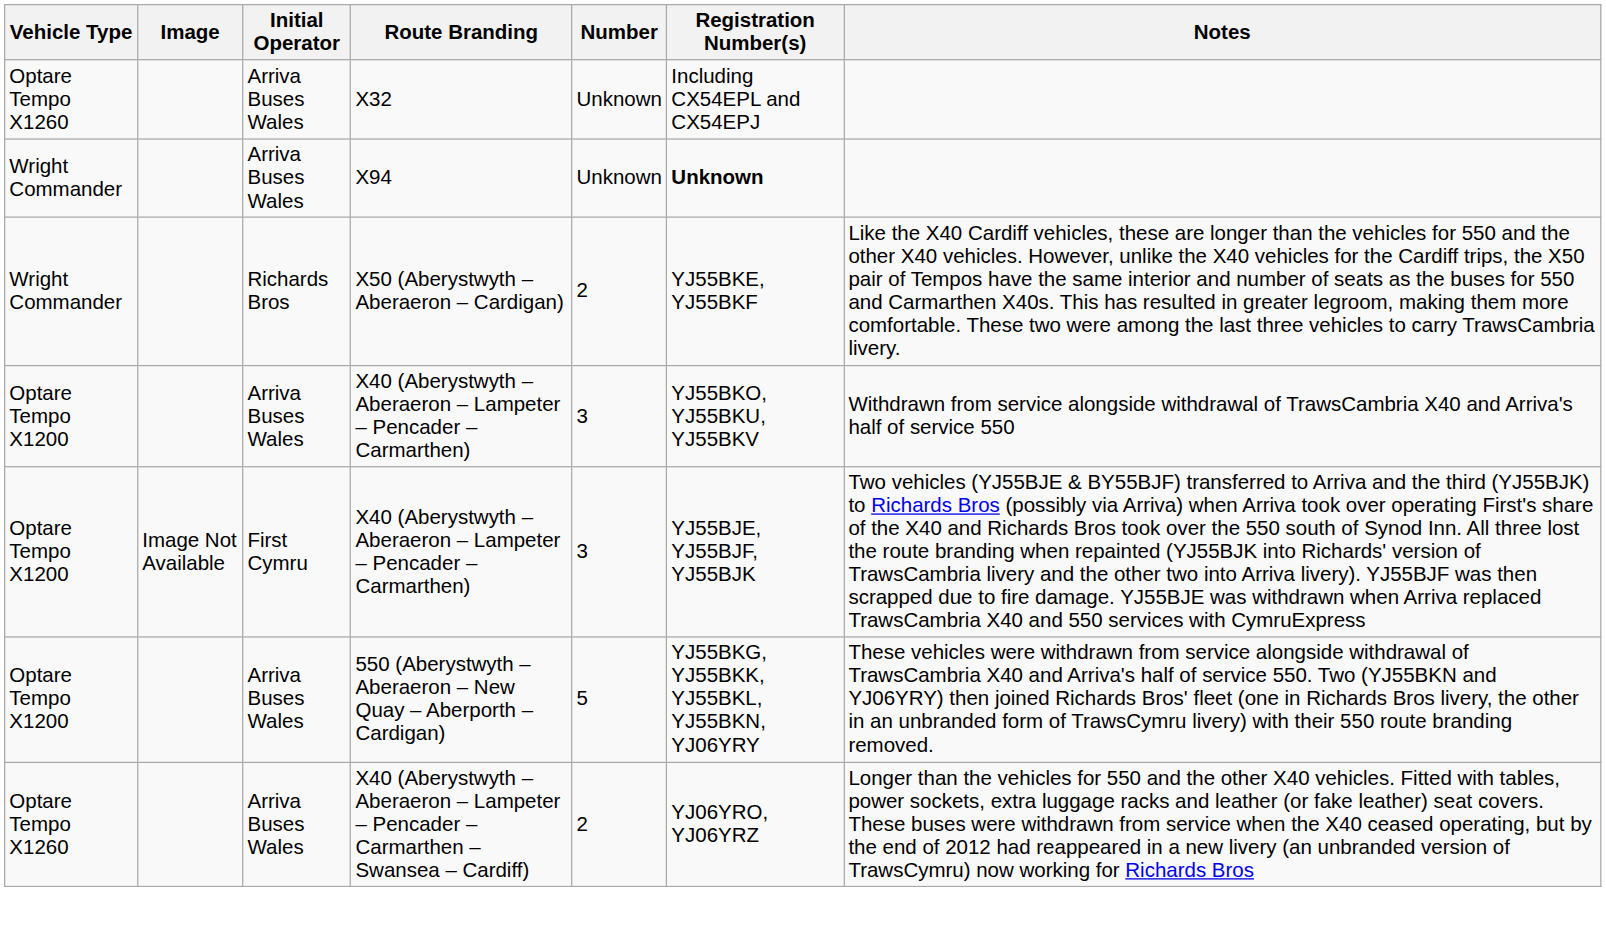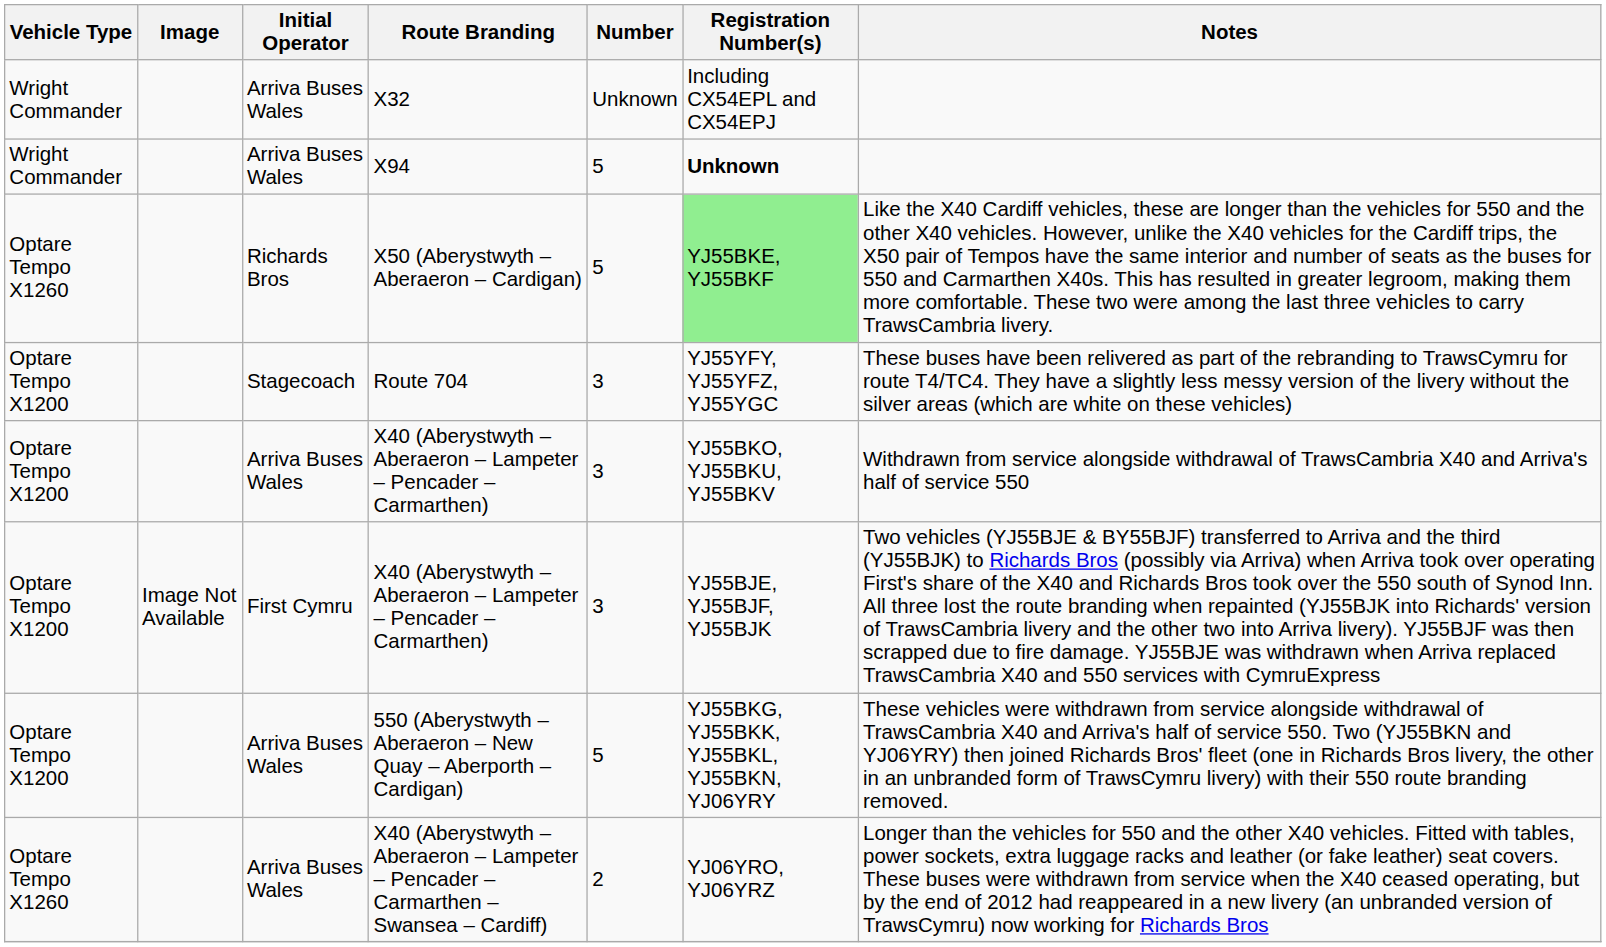(41, 99) Optare Tempo X1260 -> (66, 99) Wright Commander
(619, 177) Unknown -> (598, 166) 5
(66, 290) Wright Commander -> (41, 267) Optare Tempo X1260
(582, 290) 2 -> (598, 267) 5
(718, 290) no background -> (734, 267) lightgreen background
+ row: (301, 381)
